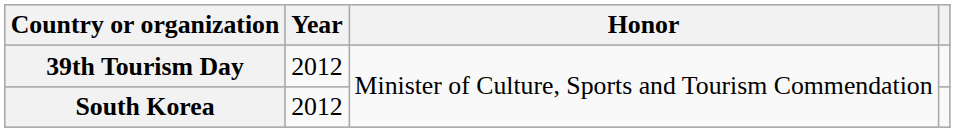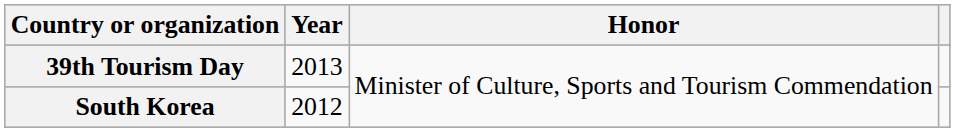(317, 65) 2012 -> (317, 65) 2013
